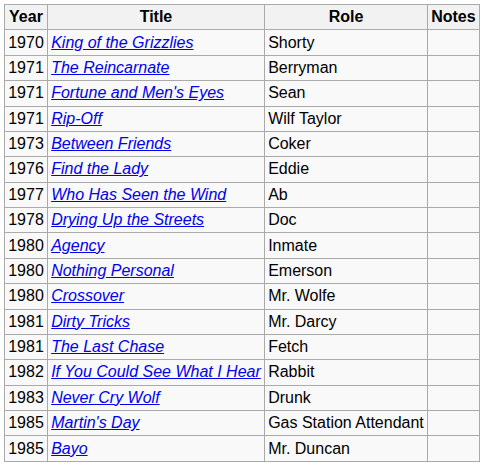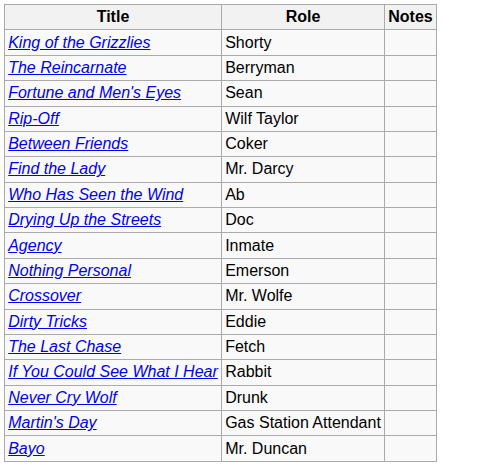- column: (26, 17)
(289, 169) Eddie -> (259, 169) Mr. Darcy
(302, 321) Mr. Darcy -> (246, 321) Eddie
